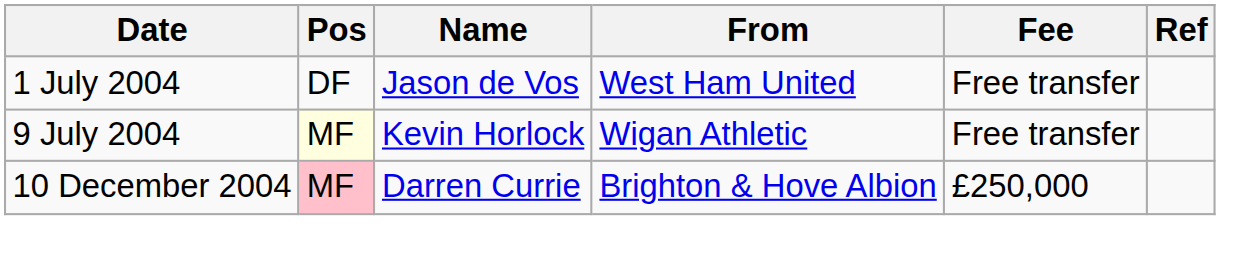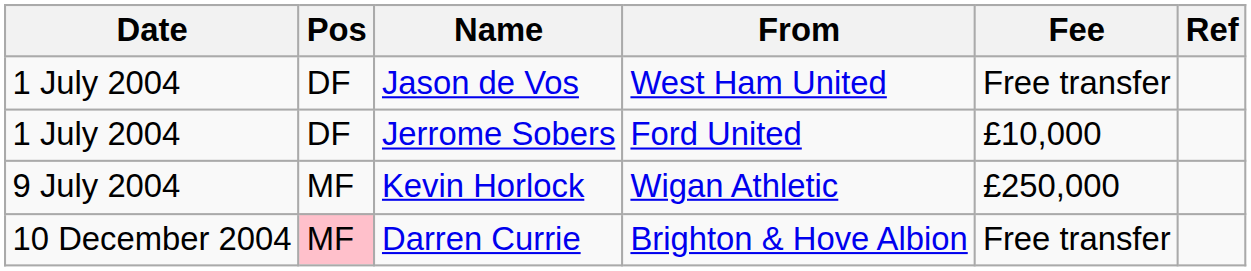+ row: (499, 134)
(330, 134) lightyellow background -> (330, 186) no background
(1046, 134) Free transfer -> (1051, 186) £250,000
(1020, 186) £250,000 -> (1077, 238) Free transfer
